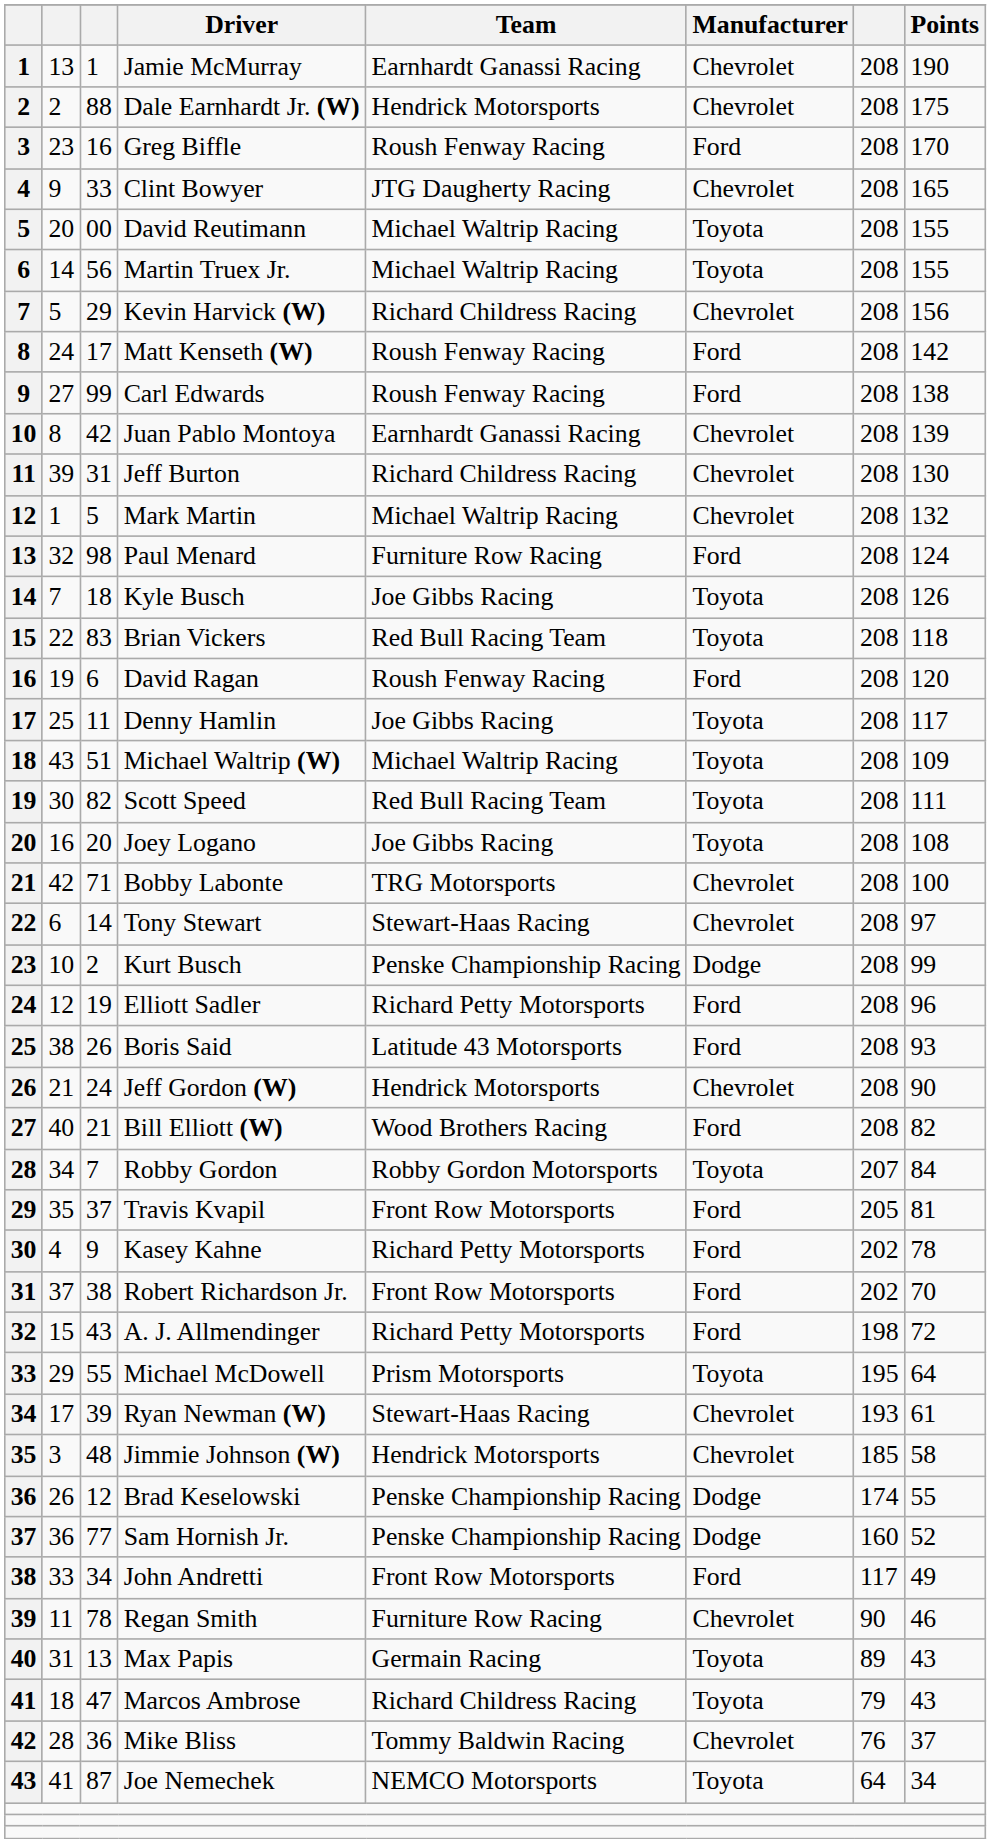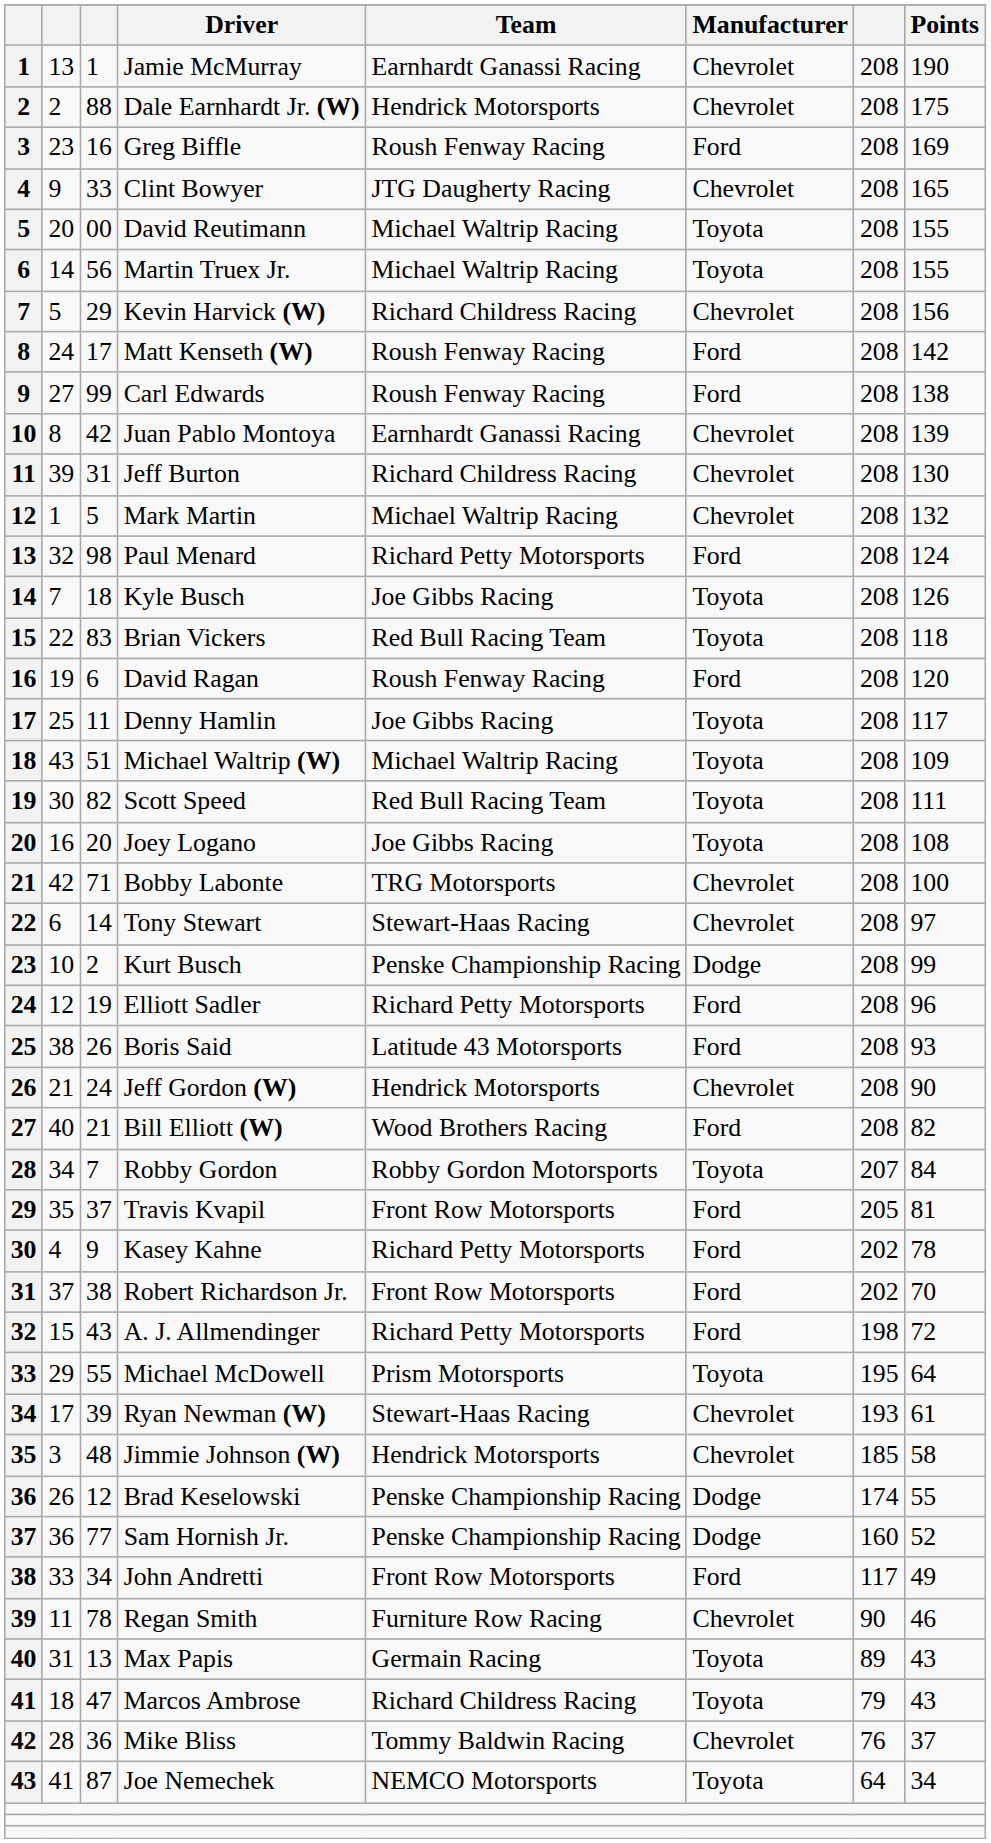(930, 147) 170 -> (930, 147) 169
(487, 556) Furniture Row Racing -> (508, 556) Richard Petty Motorsports
